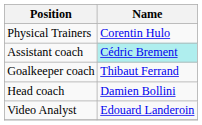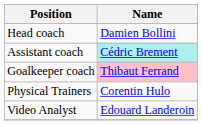rows swapped: (36, 91) <-> (49, 33)
(140, 71) no background -> (140, 71) pink background
